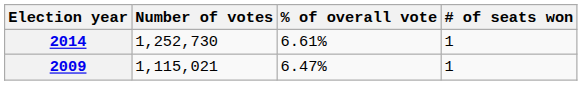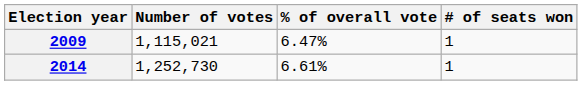rows swapped: (68, 67) <-> (68, 42)
